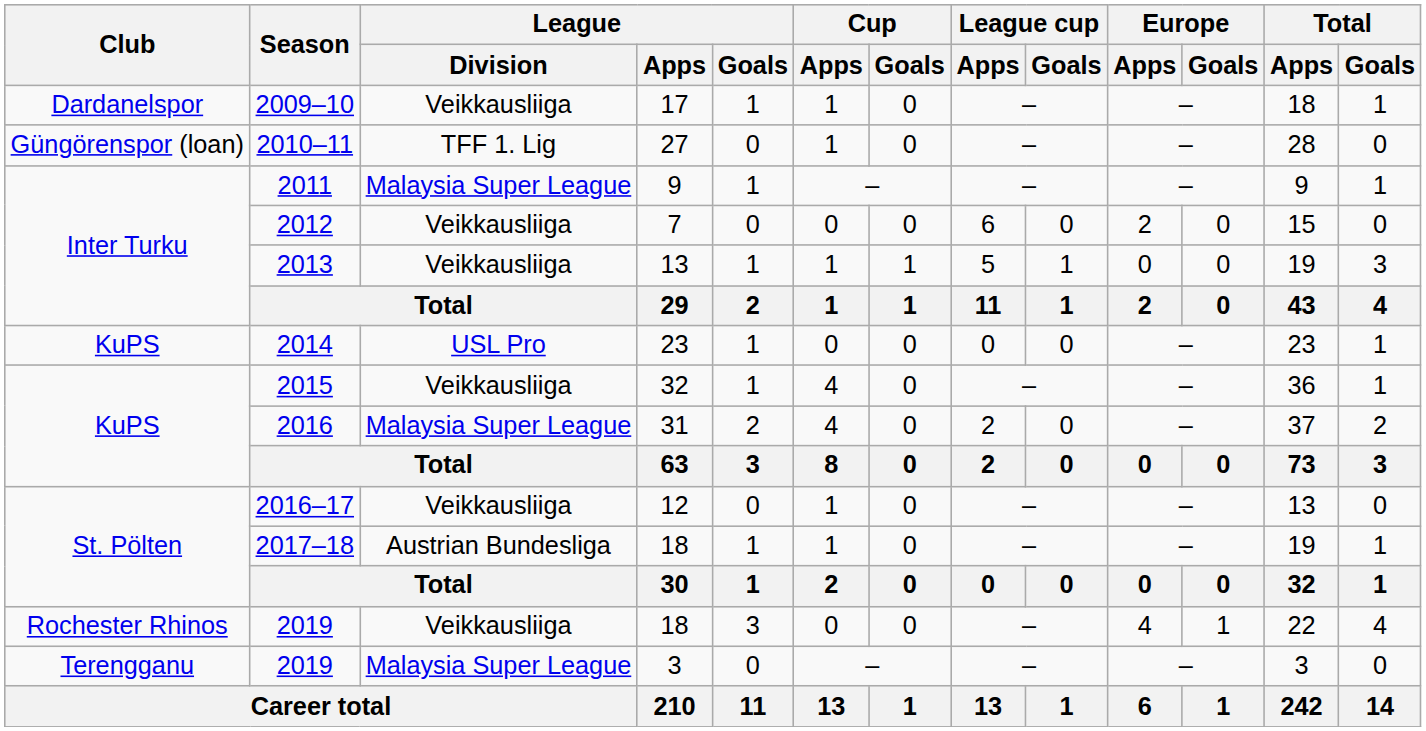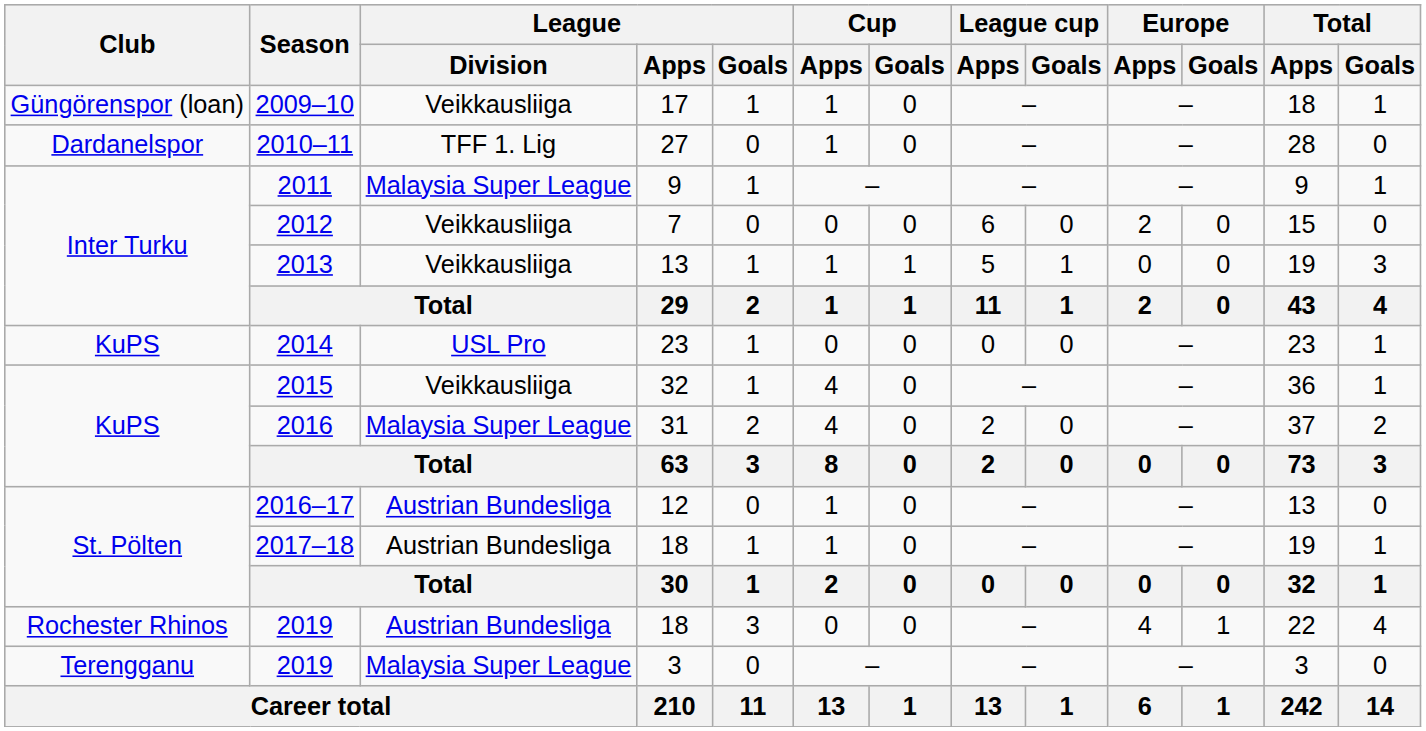(127, 104) Dardanelspor -> (127, 104) Güngörenspor (loan)
(127, 144) Güngörenspor (loan) -> (127, 144) Dardanelspor
(498, 505) Veikkausliiga -> (498, 505) Austrian Bundesliga
(498, 625) Veikkausliiga -> (498, 625) Austrian Bundesliga
